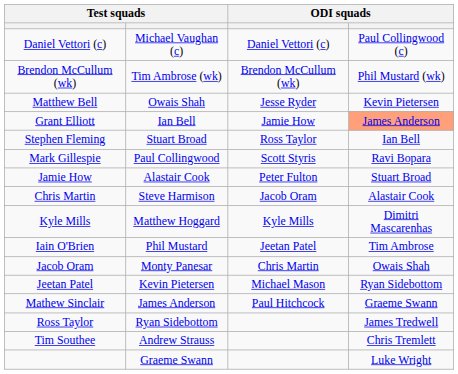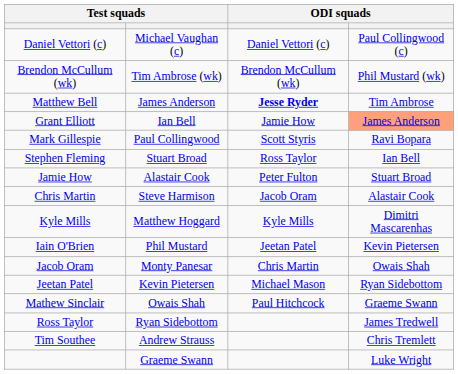(177, 102) Owais Shah -> (177, 102) James Anderson
(288, 102) normal -> (288, 102) bold
(401, 102) Kevin Pietersen -> (401, 102) Tim Ambrose
rows swapped: (65, 139) <-> (65, 158)
(401, 247) Tim Ambrose -> (401, 247) Kevin Pietersen
(177, 303) James Anderson -> (177, 303) Owais Shah
